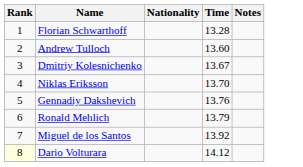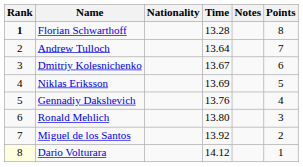+ column: (281, 13)
(20, 30) normal -> (20, 30) bold
(217, 48) 13.60 -> (217, 48) 13.64
(217, 83) 13.70 -> (217, 83) 13.69
(217, 118) 13.79 -> (217, 118) 13.80
